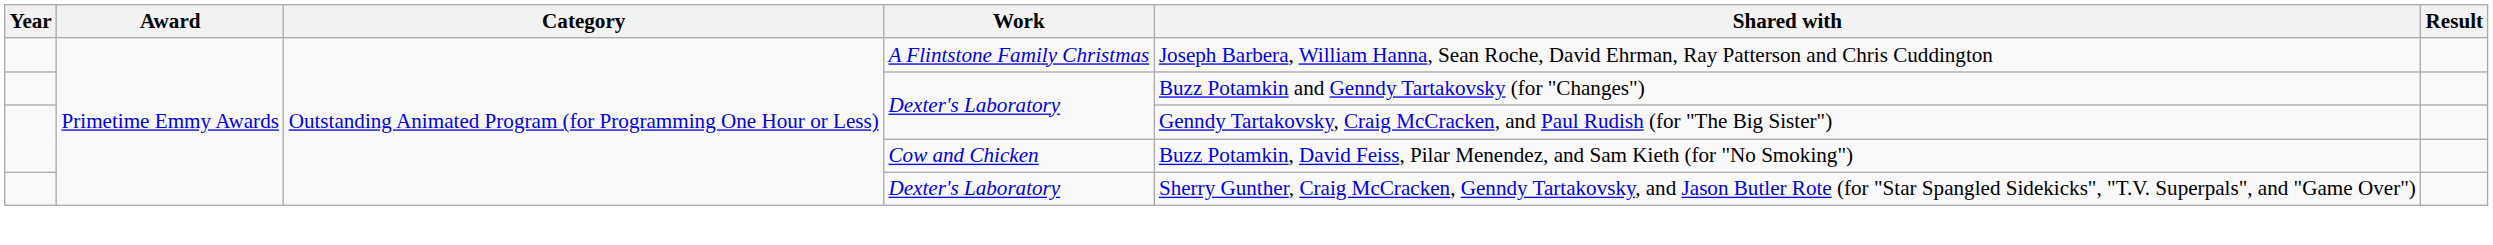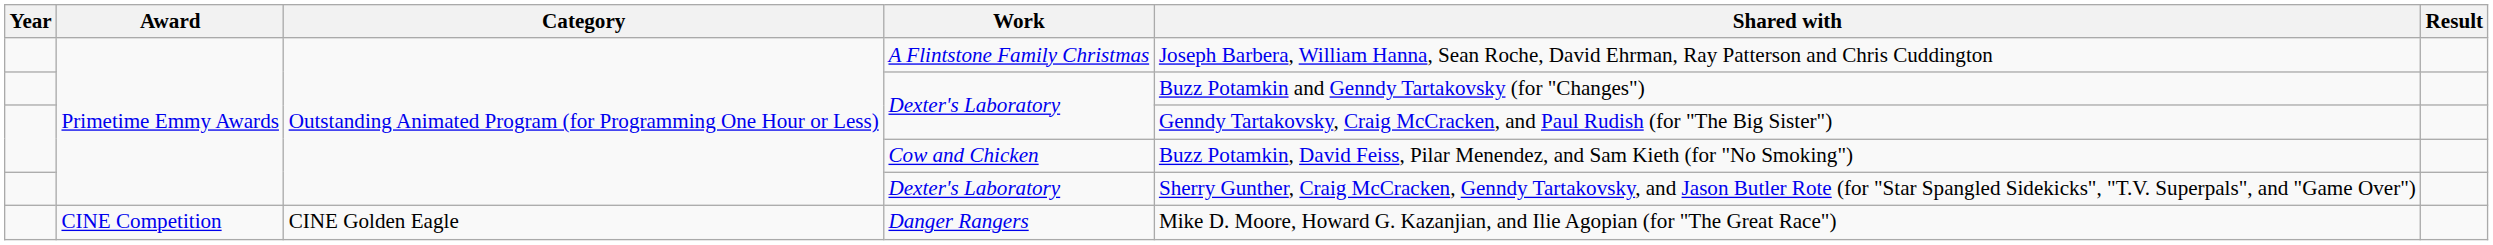+ row: (142, 222)
